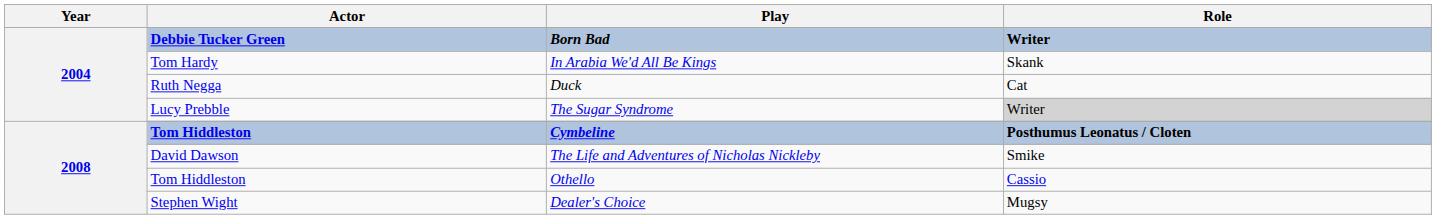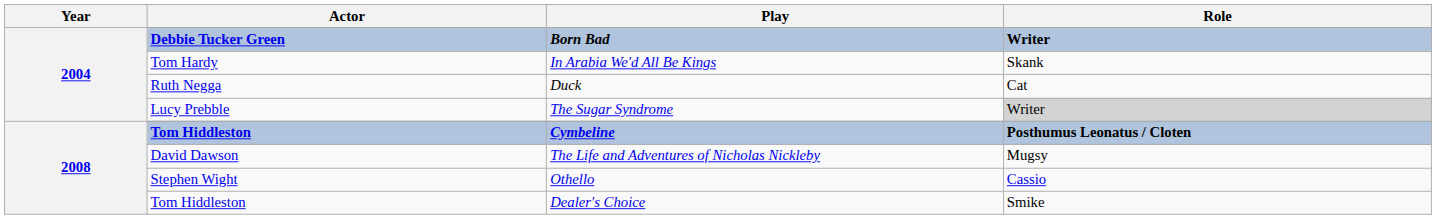(1026, 156) Smike -> (1027, 156) Mugsy
(198, 179) Tom Hiddleston -> (194, 179) Stephen Wight
(194, 202) Stephen Wight -> (198, 202) Tom Hiddleston
(1027, 202) Mugsy -> (1026, 202) Smike
